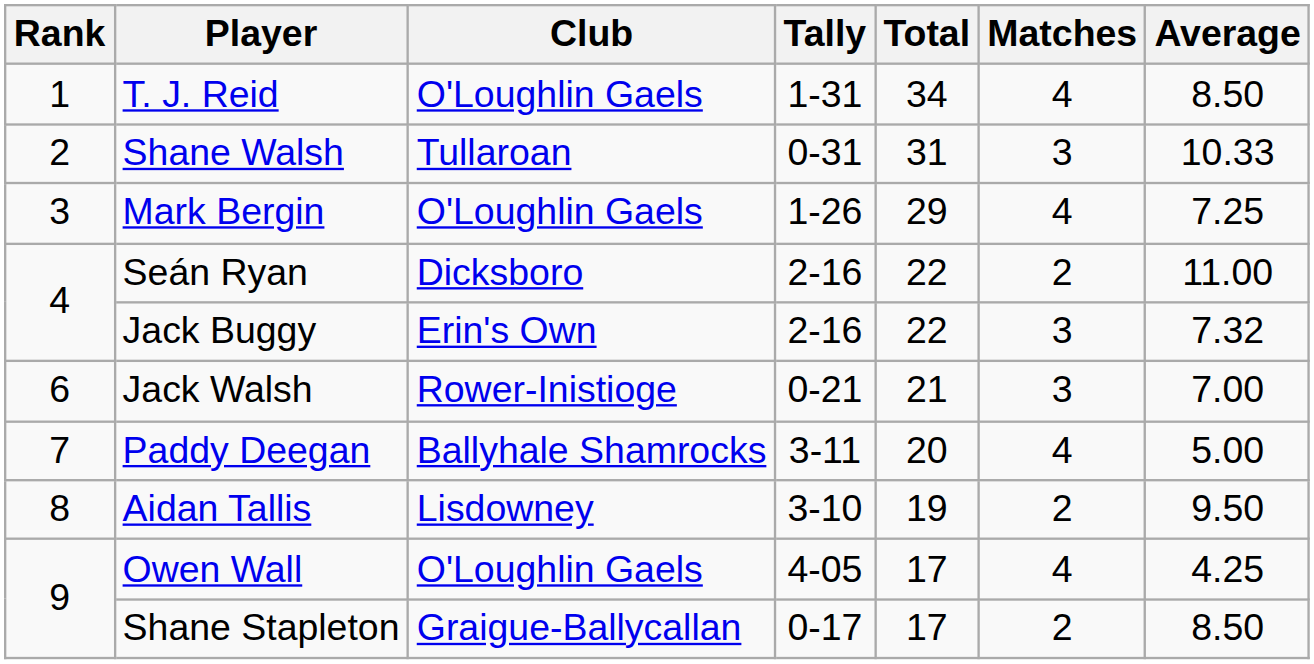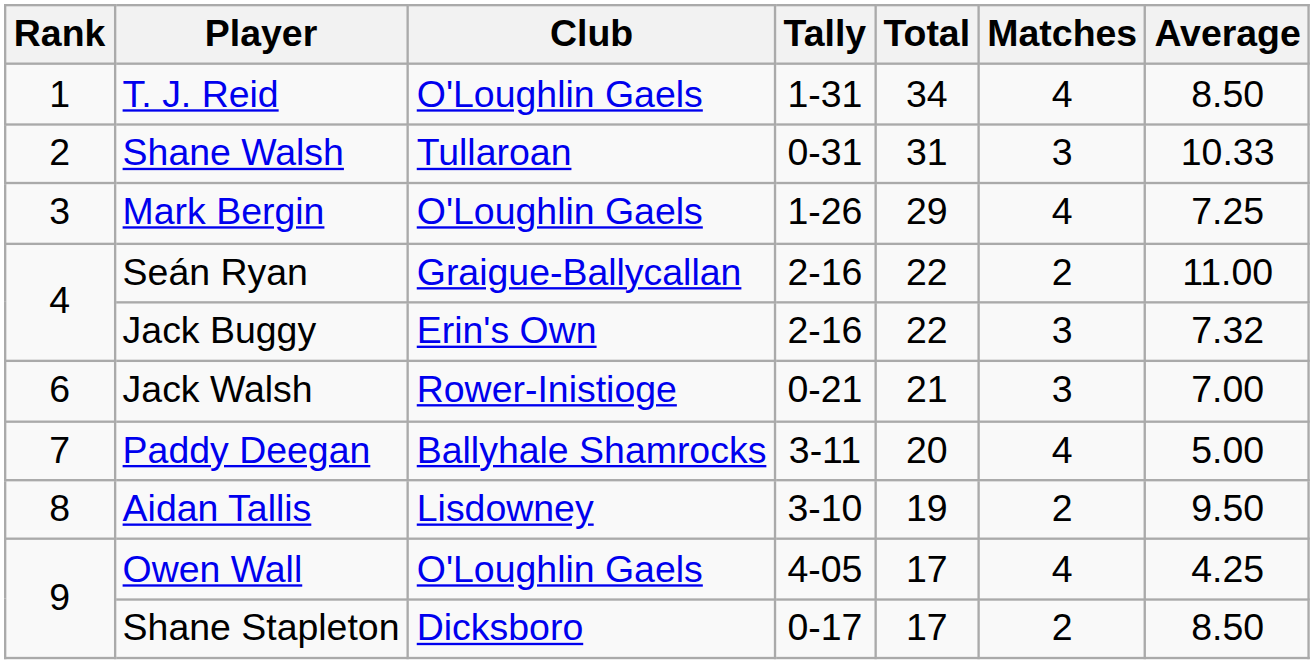(500, 271) Dicksboro -> (579, 271) Graigue-Ballycallan
(579, 627) Graigue-Ballycallan -> (500, 627) Dicksboro
